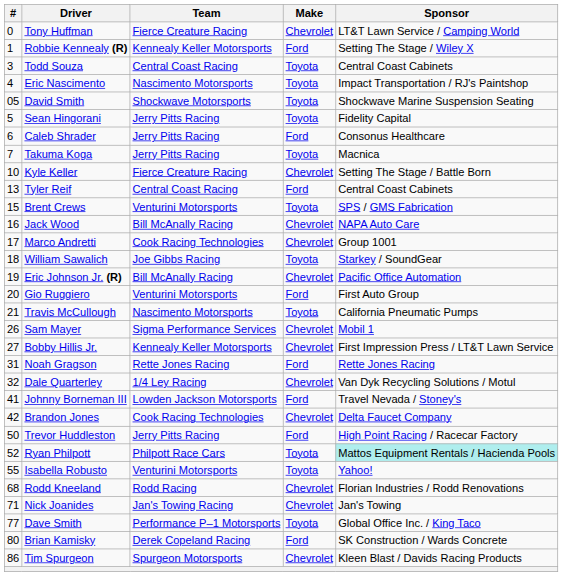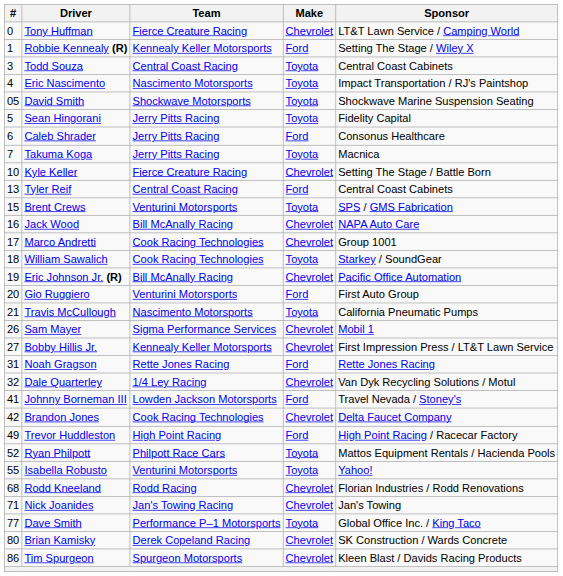(176, 259) Joe Gibbs Racing -> (198, 259) Cook Racing Technologies
(13, 435) 50 -> (13, 435) 49
(176, 435) Jerry Pitts Racing -> (177, 435) High Point Racing
(447, 452) paleturquoise background -> (447, 452) no background
(297, 540) Ford -> (309, 540) Chevrolet
